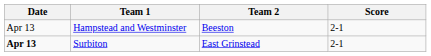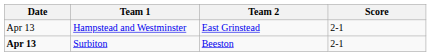(218, 28) Beeston -> (231, 28) East Grinstead
(231, 43) East Grinstead -> (218, 43) Beeston
